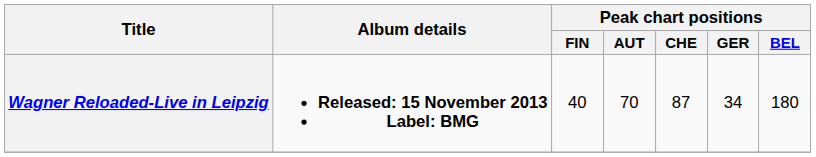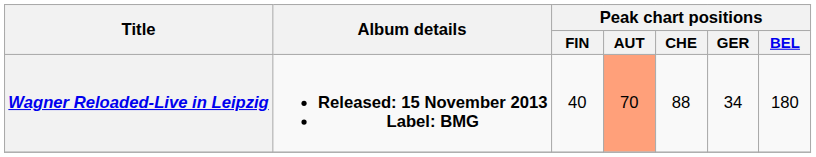(629, 103) no background -> (629, 103) lightsalmon background
(681, 103) 87 -> (681, 103) 88
